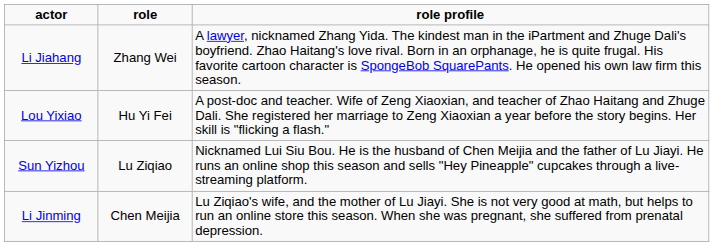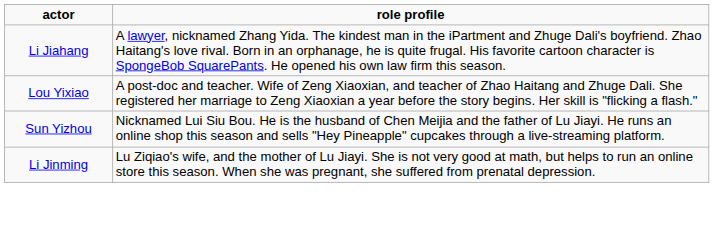- column: (145, 14)
